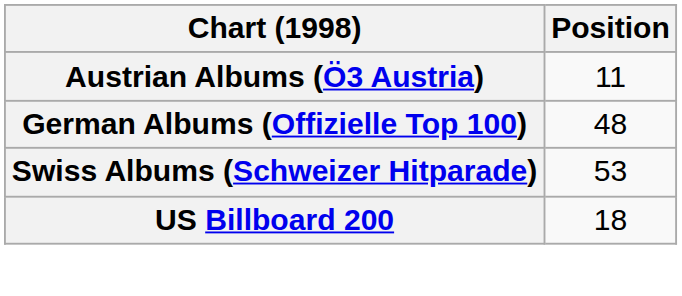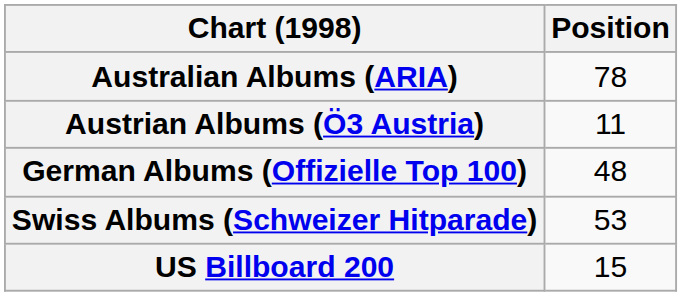+ row: (275, 76)
(610, 219) 18 -> (610, 266) 15
